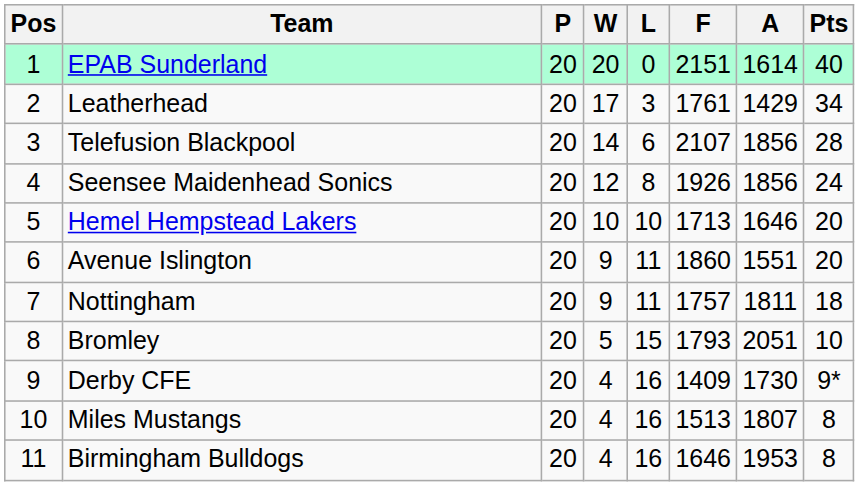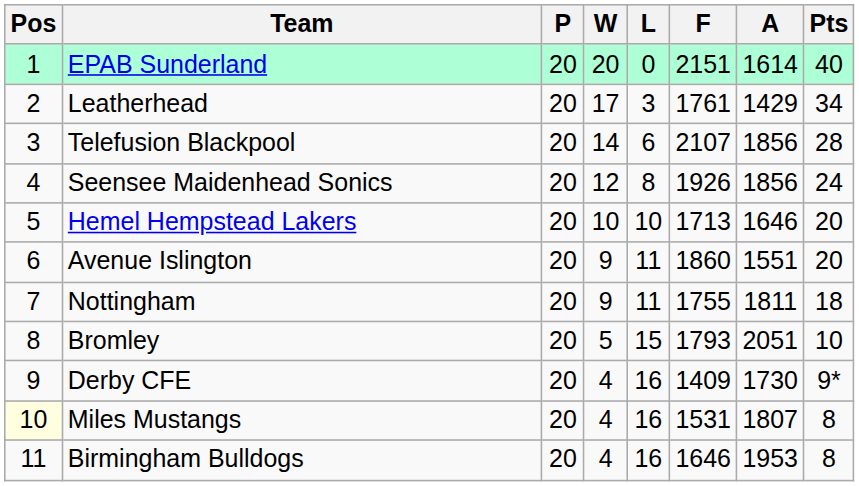(703, 301) 1757 -> (703, 301) 1755
(33, 420) no background -> (33, 420) lightyellow background
(703, 420) 1513 -> (703, 420) 1531
